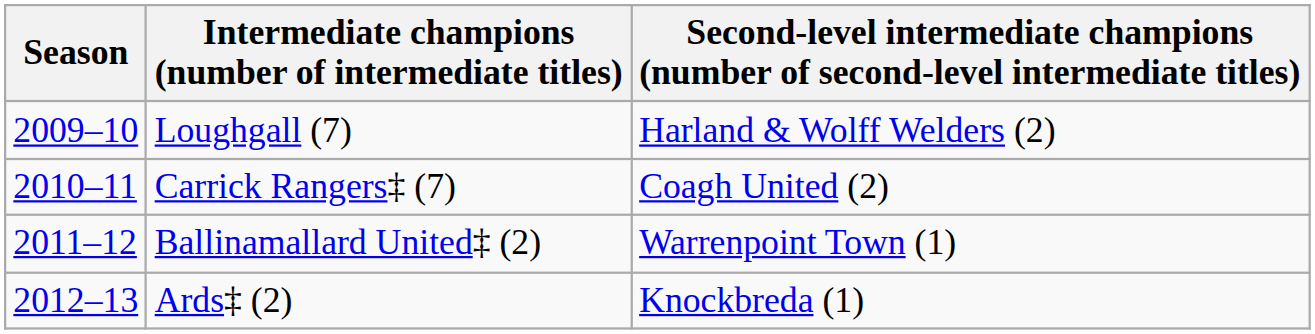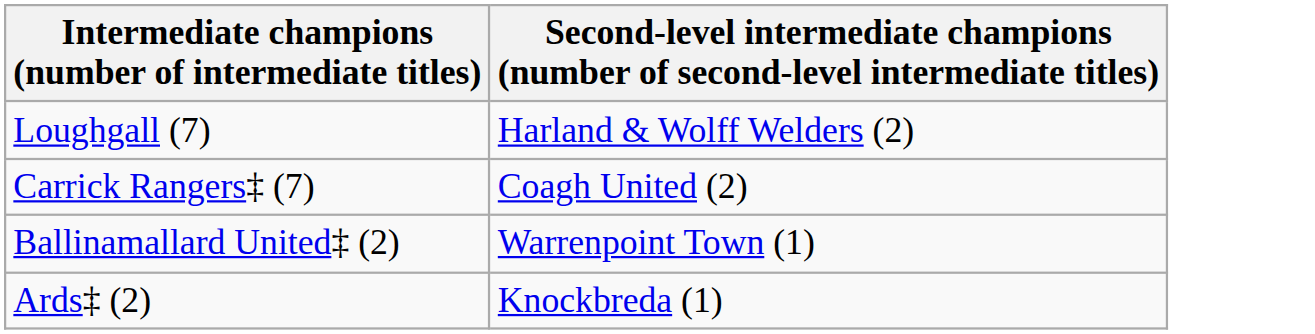- column: (76, 52)
